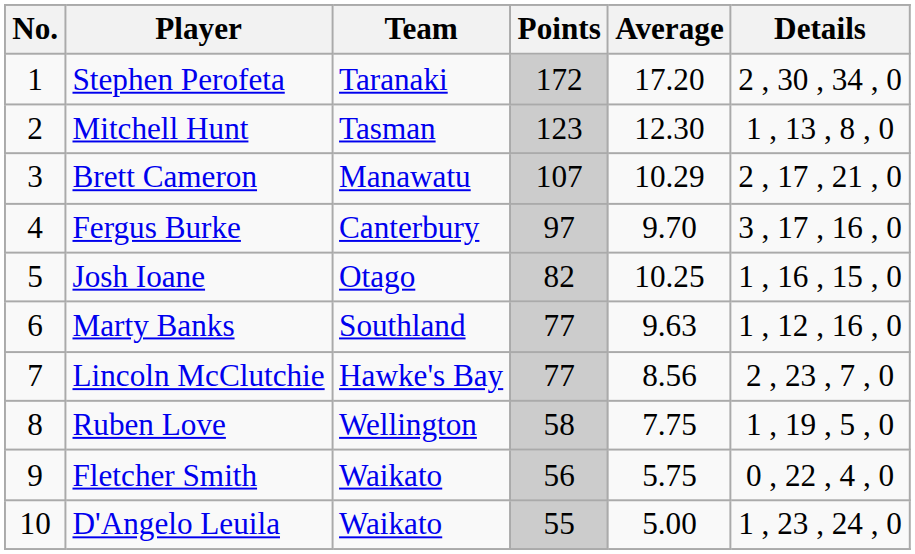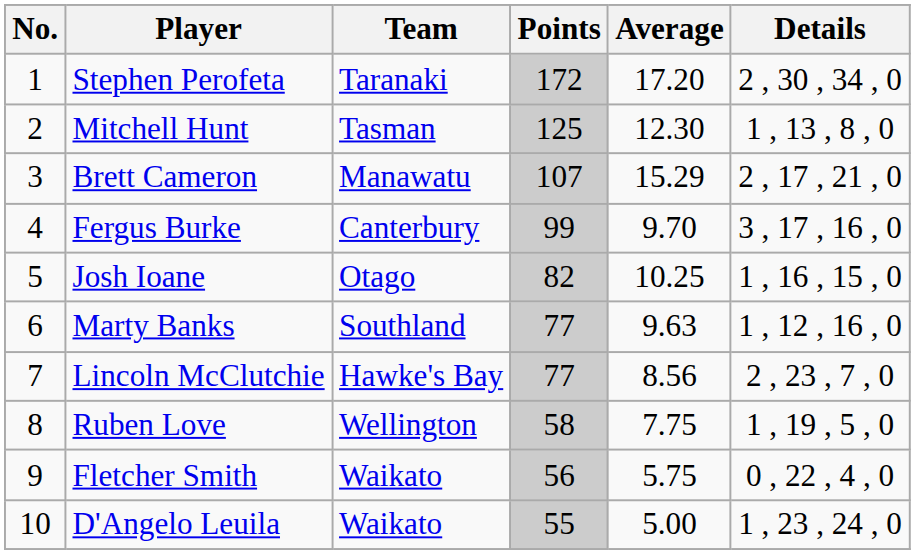(559, 128) 123 -> (559, 128) 125
(669, 177) 10.29 -> (669, 177) 15.29
(559, 227) 97 -> (559, 227) 99
